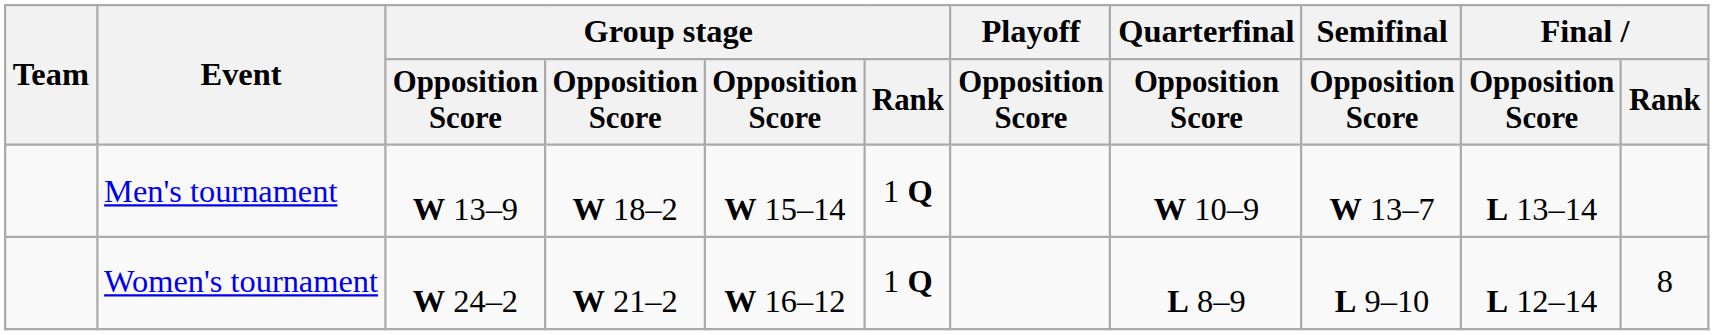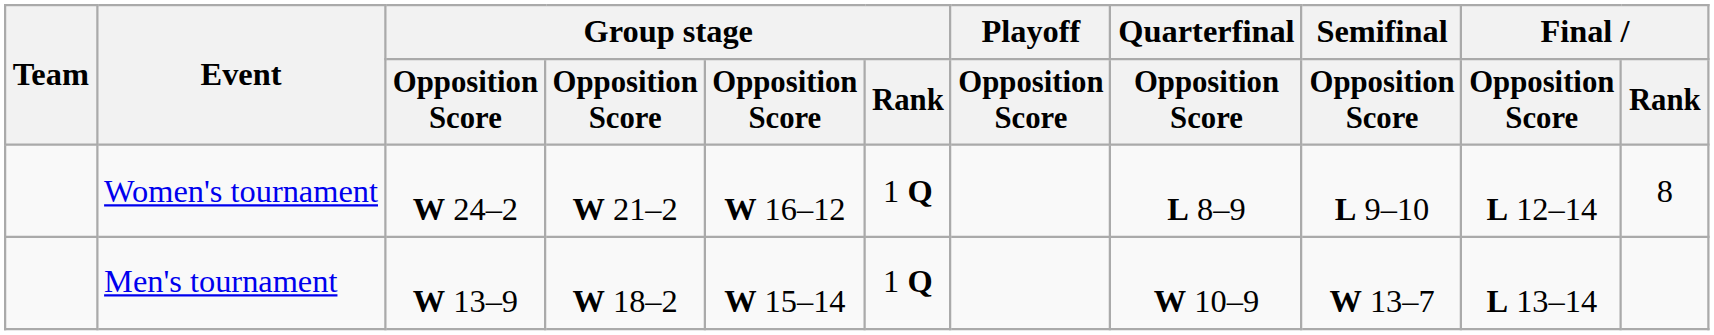rows swapped: (221, 190) <-> (241, 282)
